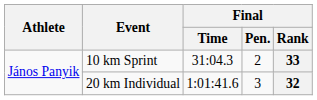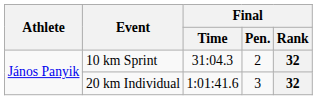(293, 61) 33 -> (293, 61) 32
